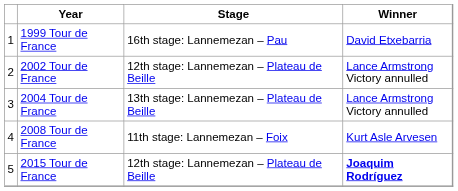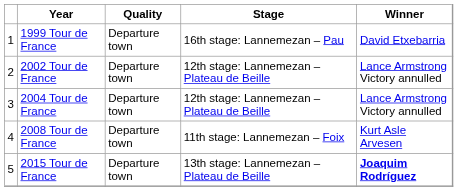+ column: (143, 14)
(225, 104) 13th stage: Lannemezan – Plateau de Beille -> (252, 104) 12th stage: Lannemezan – Plateau de Beille
(225, 169) 12th stage: Lannemezan – Plateau de Beille -> (252, 169) 13th stage: Lannemezan – Plateau de Beille
